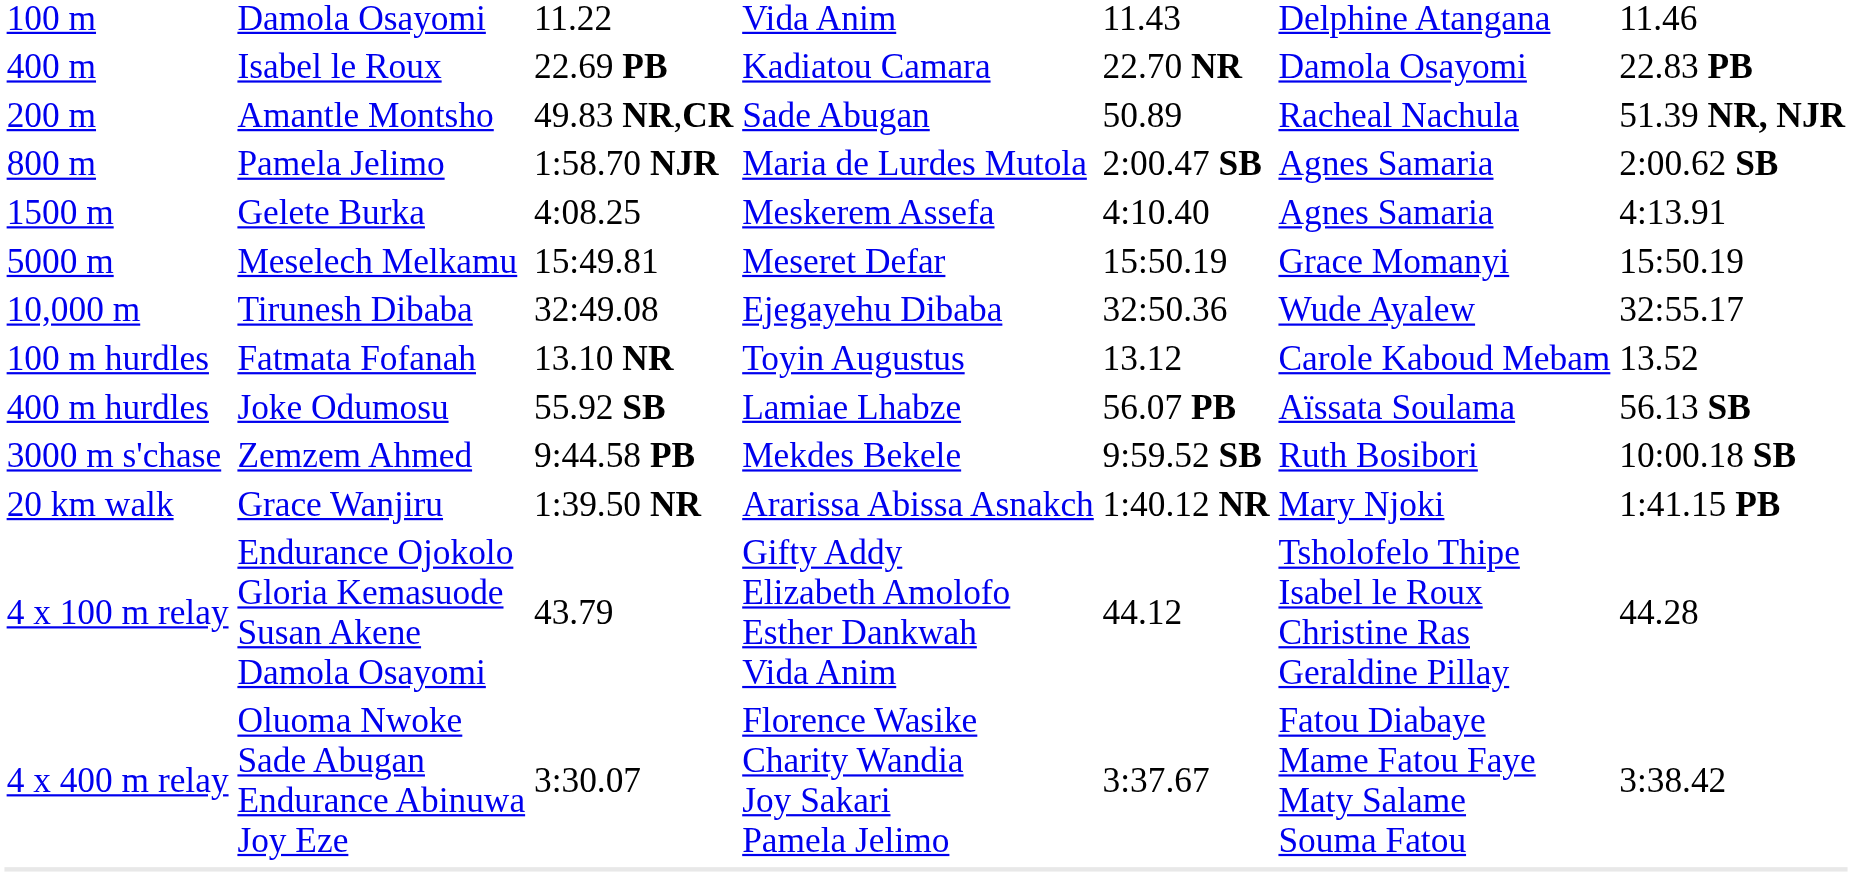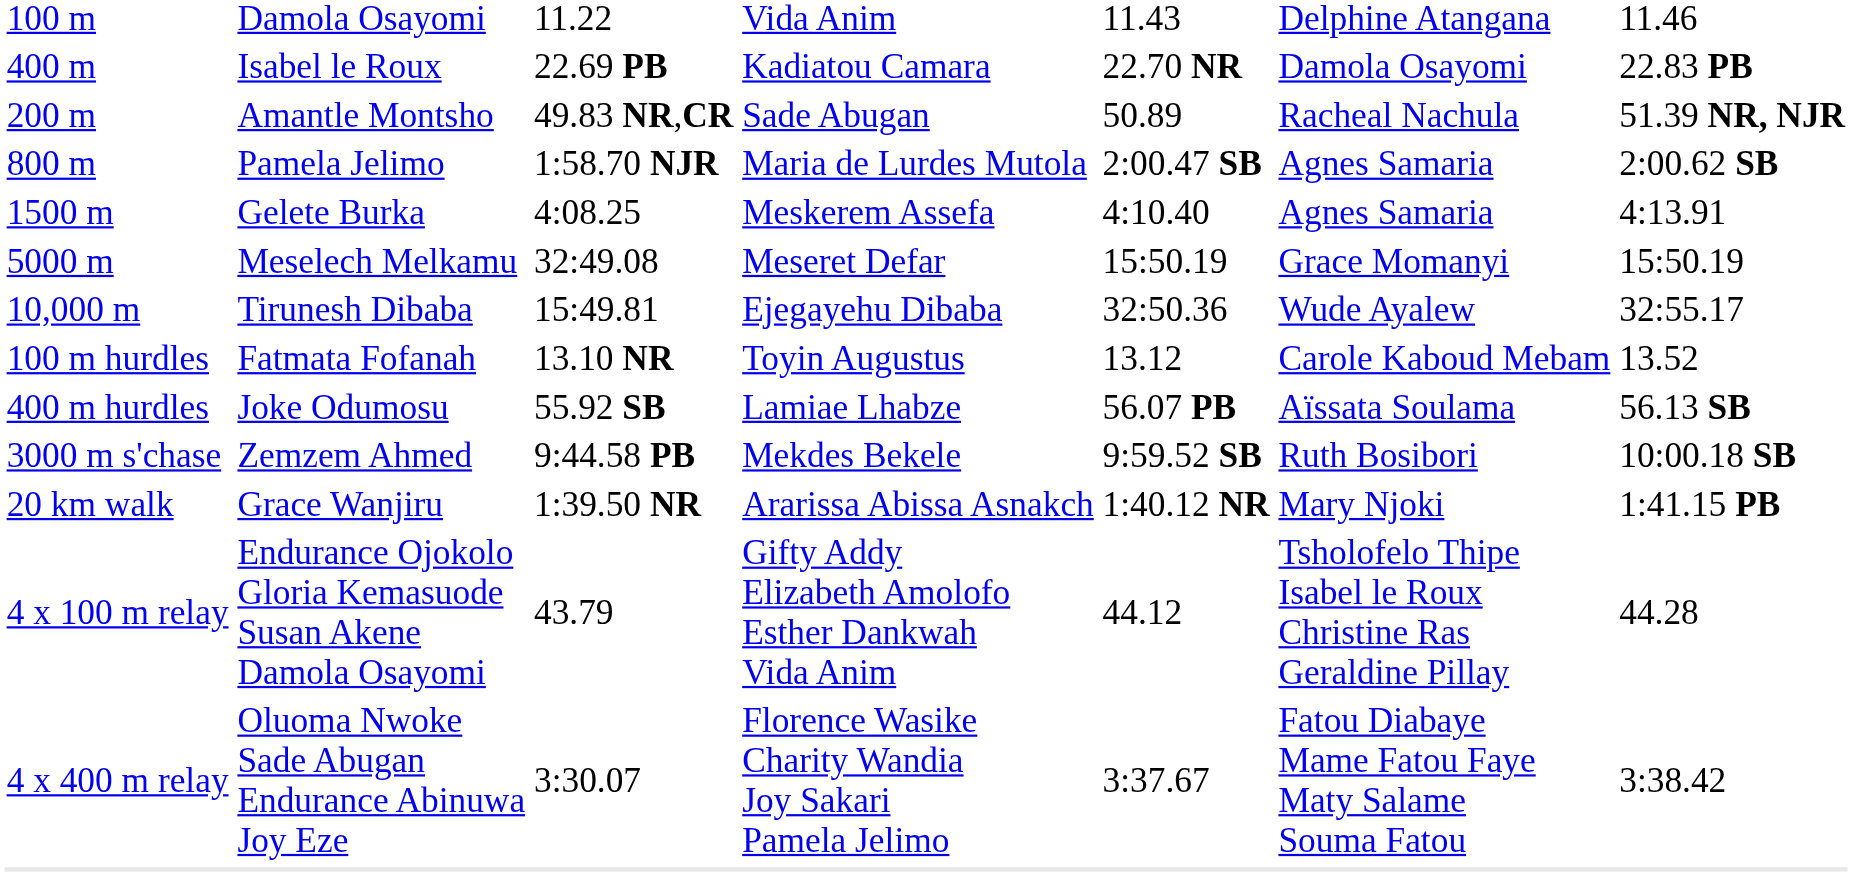(596, 261) 15:49.81 -> (596, 261) 32:49.08
(596, 309) 32:49.08 -> (596, 309) 15:49.81
